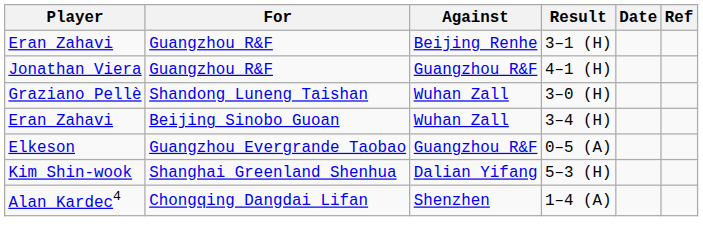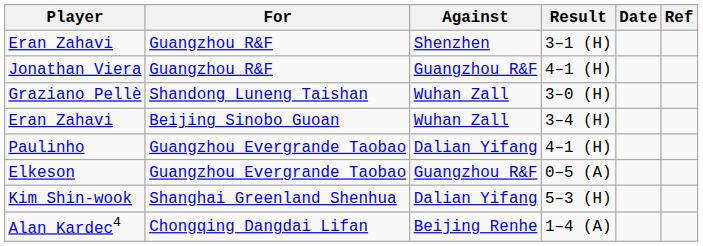(476, 43) Beijing Renhe -> (452, 43) Shenzhen
+ row: (46, 147)
(452, 200) Shenzhen -> (476, 226) Beijing Renhe
